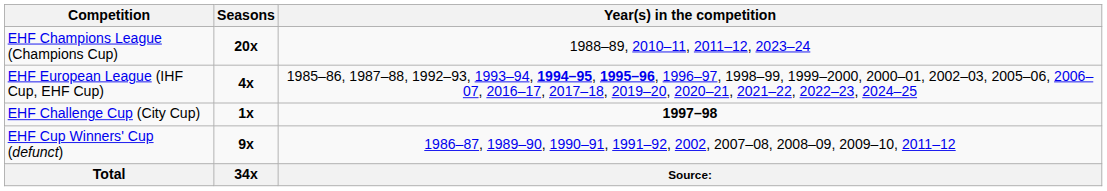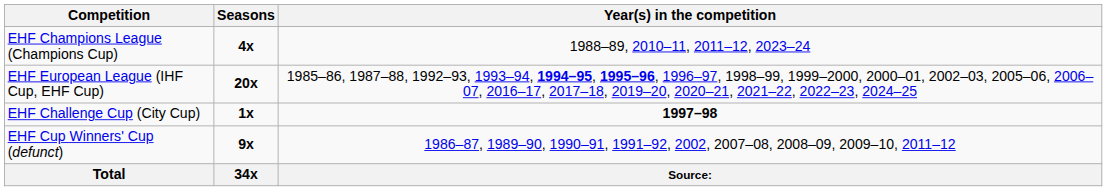(246, 45) 20x -> (246, 45) 4x
(246, 84) 4x -> (246, 84) 20x
